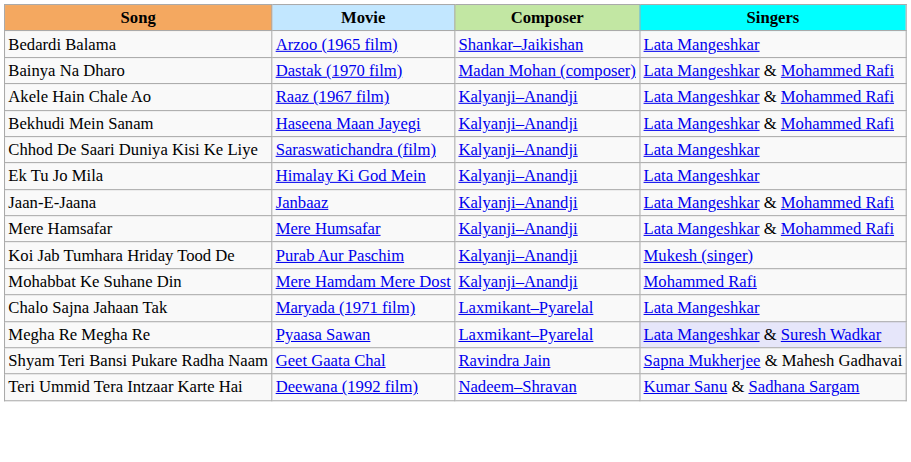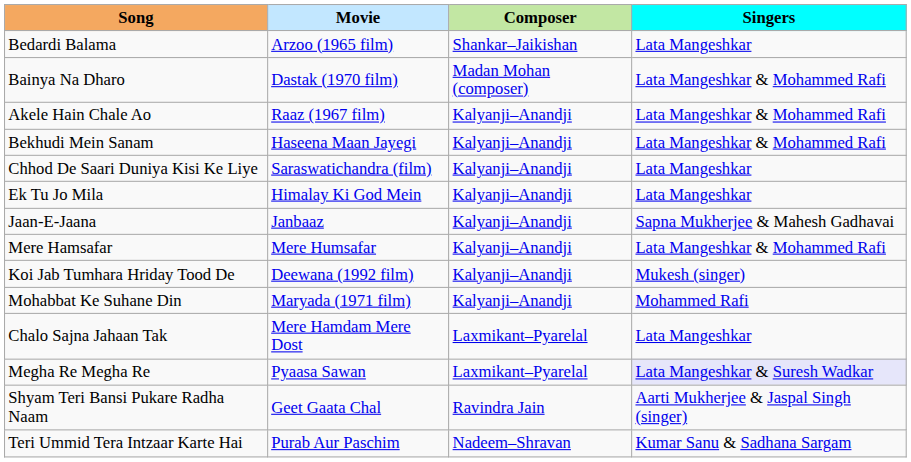(769, 202) Lata Mangeshkar & Mohammed Rafi -> (765, 221) Sapna Mukherjee & Mahesh Gadhavai
(340, 255) Purab Aur Paschim -> (342, 273) Deewana (1992 film)
(363, 281) Mere Hamdam Mere Dost -> (341, 300) Maryada (1971 film)
(345, 307) Maryada (1971 film) -> (341, 336) Mere Hamdam Mere Dost
(773, 360) Sapna Mukherjee & Mahesh Gadhavai -> (743, 407) Aarti Mukherjee & Jaspal Singh (singer)
(347, 387) Deewana (1992 film) -> (335, 443) Purab Aur Paschim
